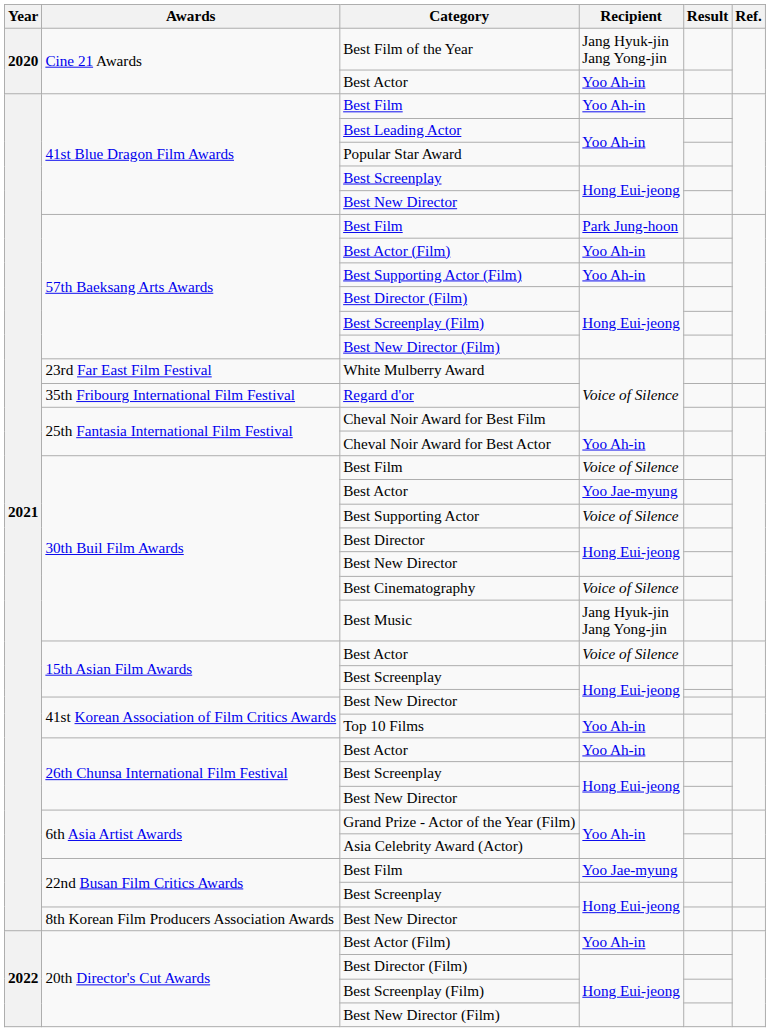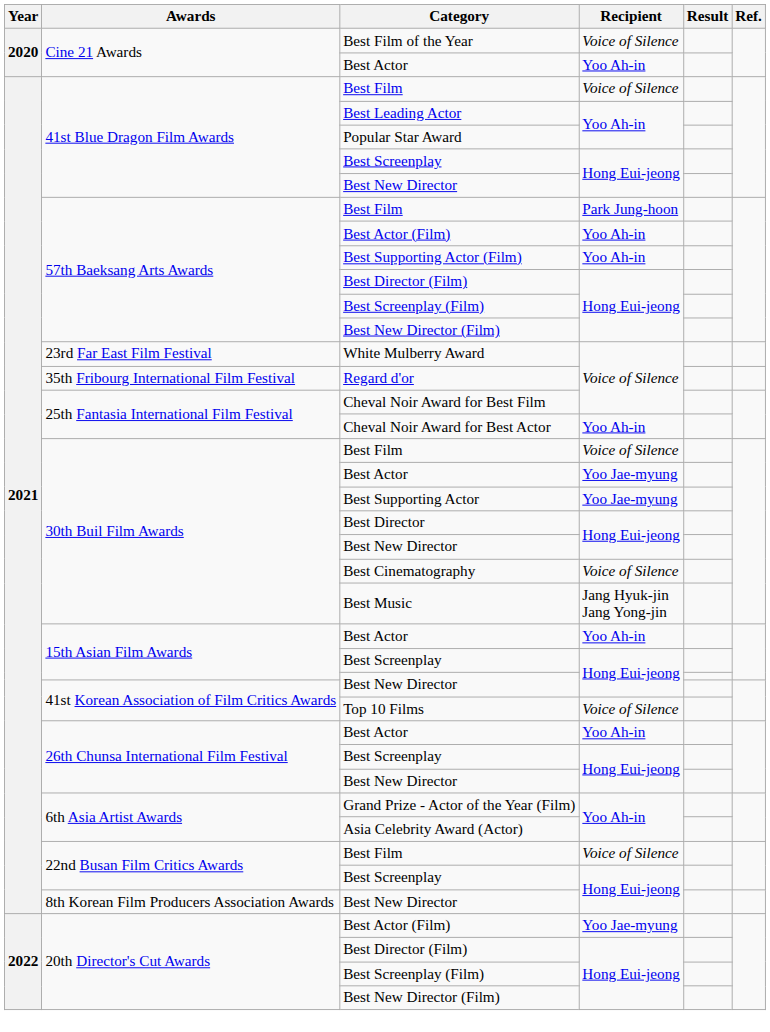(626, 49) Jang Hyuk-jin Jang Yong-jin -> (630, 40) Voice of Silence
(614, 105) Yoo Ah-in -> (630, 88) Voice of Silence
(630, 515) Voice of Silence -> (630, 498) Yoo Jae-myung
(630, 653) Voice of Silence -> (614, 636) Yoo Ah-in
(614, 725) Yoo Ah-in -> (630, 708) Voice of Silence
(630, 870) Yoo Jae-myung -> (630, 853) Voice of Silence
(614, 942) Yoo Ah-in -> (630, 925) Yoo Jae-myung
